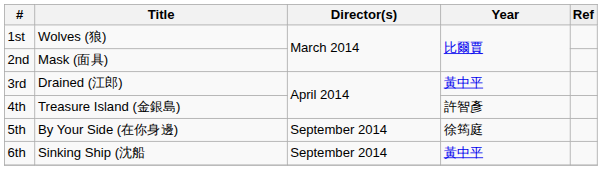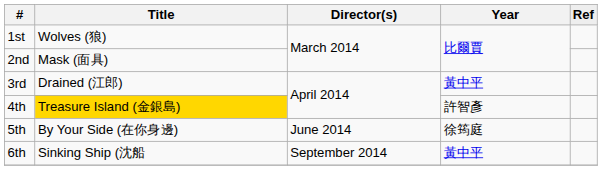(109, 106) no background -> (109, 106) gold background
(339, 130) September 2014 -> (321, 130) June 2014
